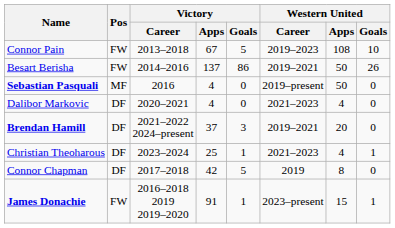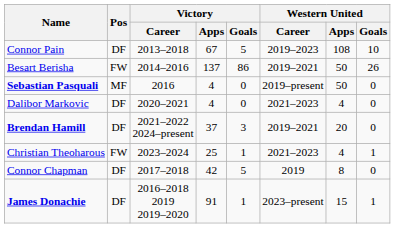(119, 49) FW -> (119, 49) DF
(119, 152) DF -> (119, 152) FW
(119, 201) FW -> (119, 201) DF
